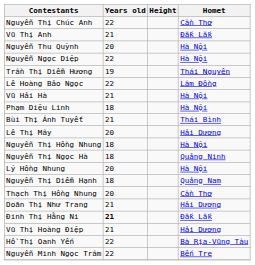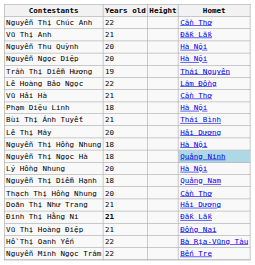(109, 59) 22 -> (109, 59) 20
(194, 96) Hà Nội -> (196, 96) Cần Thơ
(203, 157) no background -> (203, 157) lightblue background
(201, 230) Hải Dương -> (198, 230) Đồng Nai
